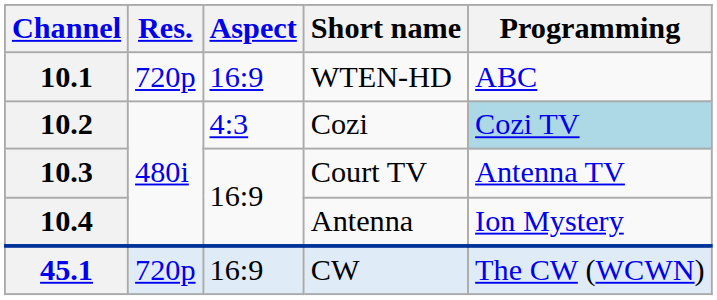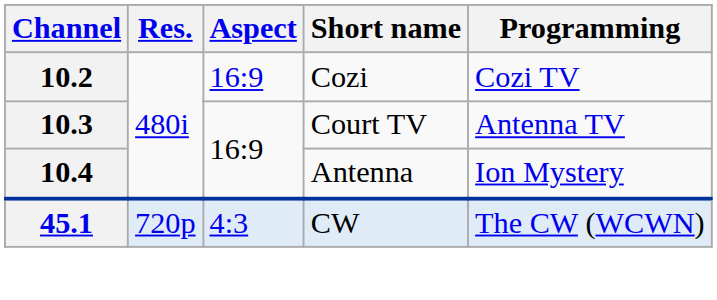- row: (67, 76)
(229, 124) 4:3 -> (236, 76) 16:9
(527, 124) lightblue background -> (527, 76) no background
(236, 270) 16:9 -> (229, 222) 4:3
